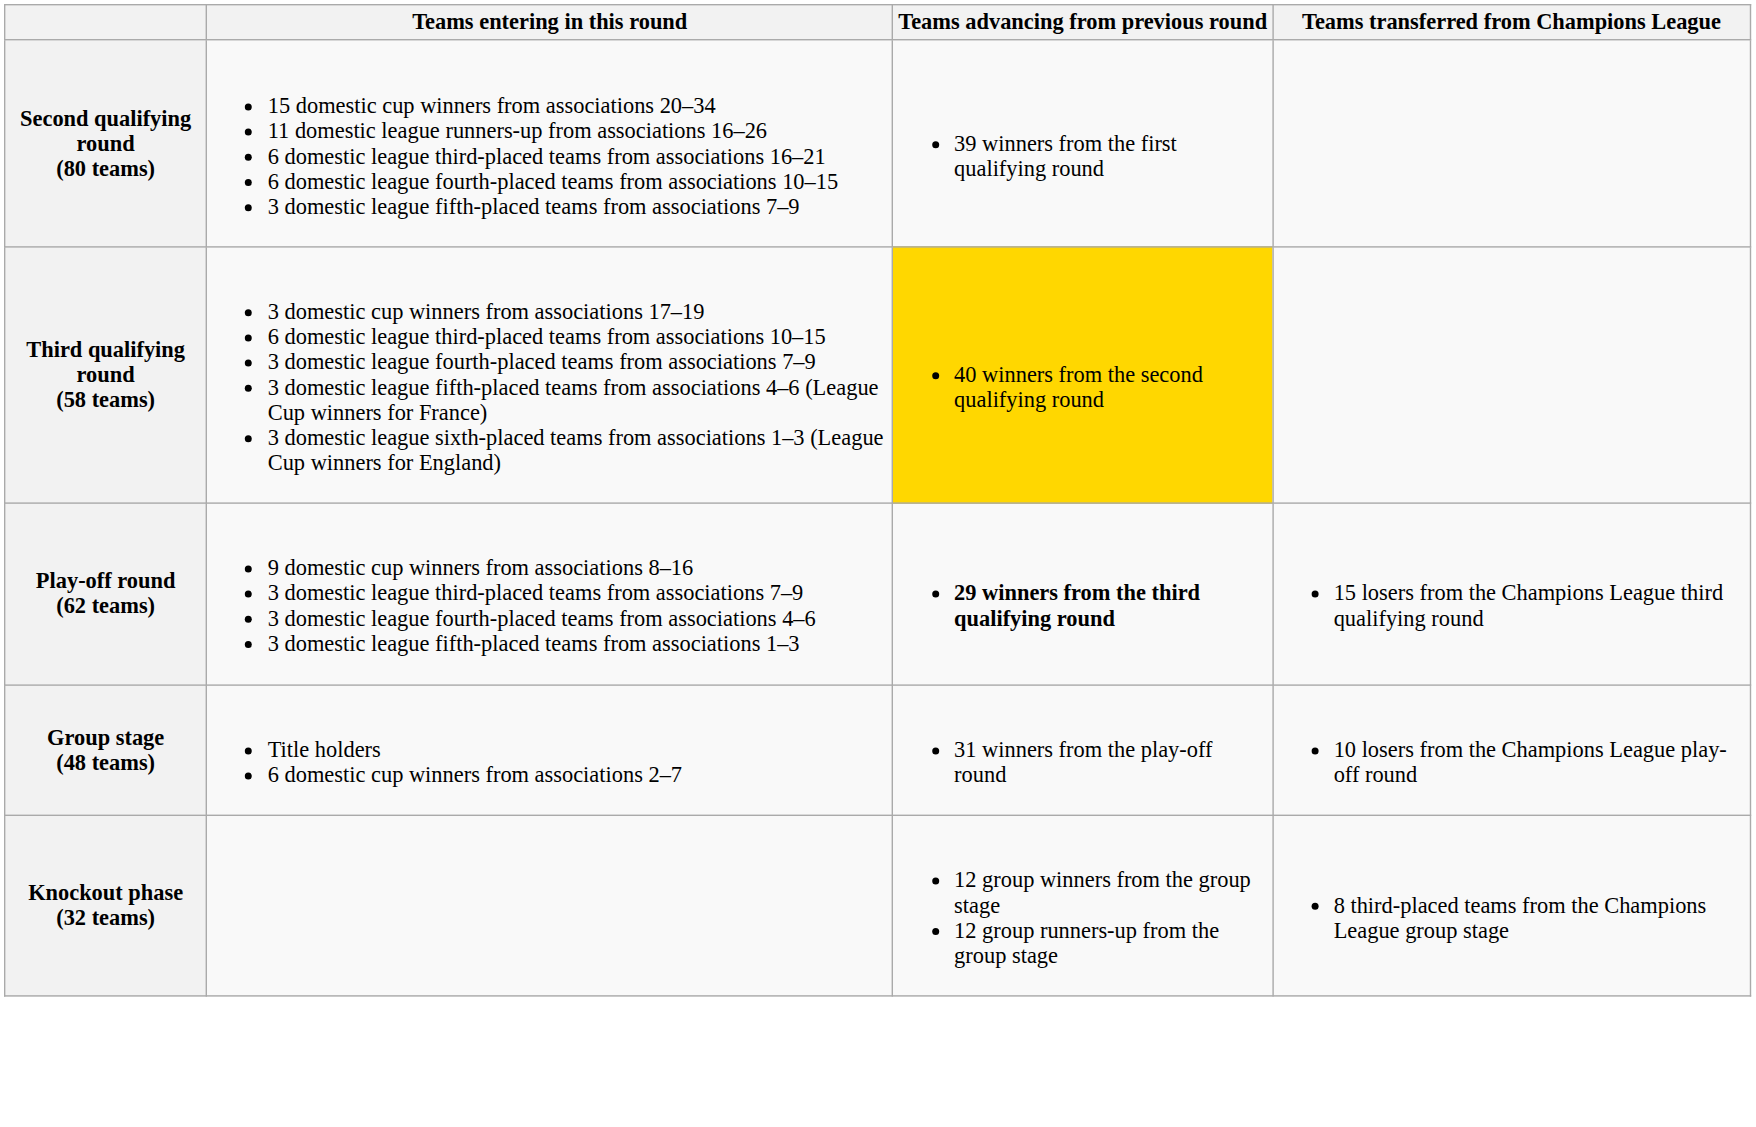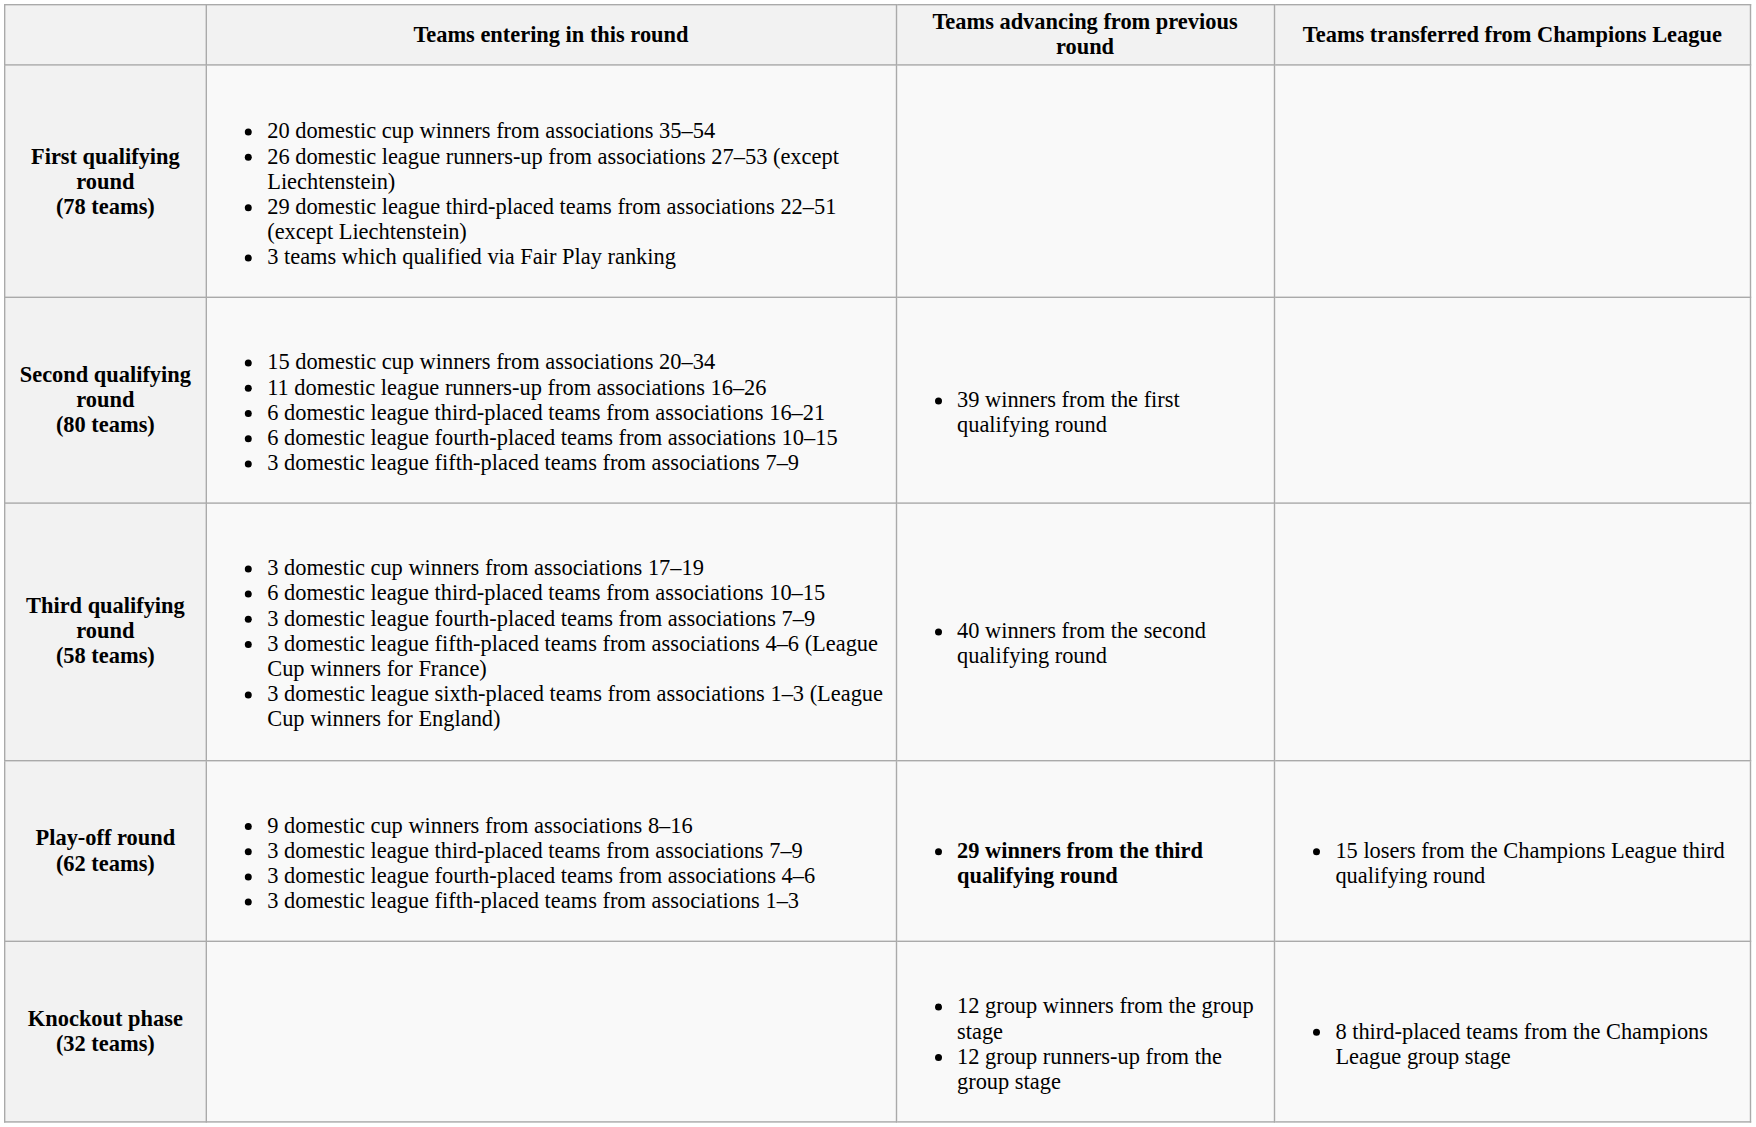+ row: (105, 180)
(1083, 388) gold background -> (1085, 644) no background
- row: (106, 749)
